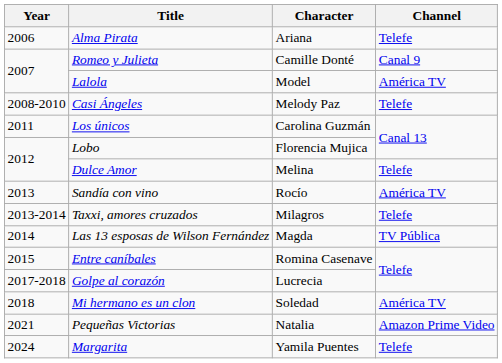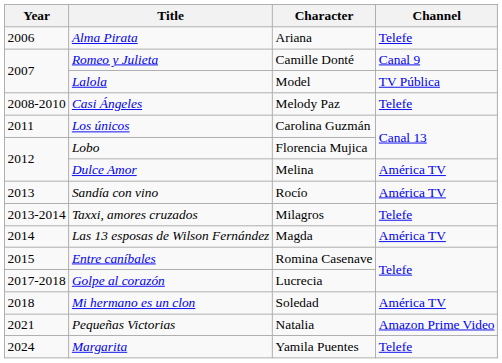(412, 82) América TV -> (409, 82) TV Pública
(395, 170) Telefe -> (412, 170) América TV
(409, 236) TV Pública -> (412, 236) América TV
